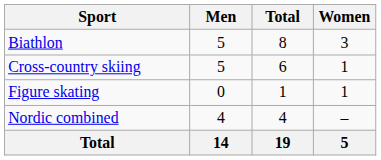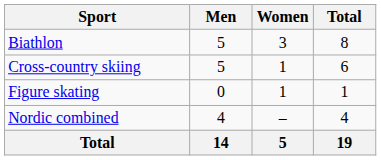columns swapped: (344, 17) <-> (283, 17)
